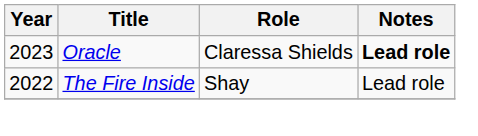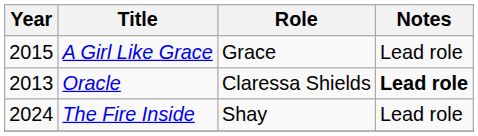+ row: (138, 51)
(31, 51) 2023 -> (31, 83) 2013
(31, 83) 2022 -> (31, 114) 2024
